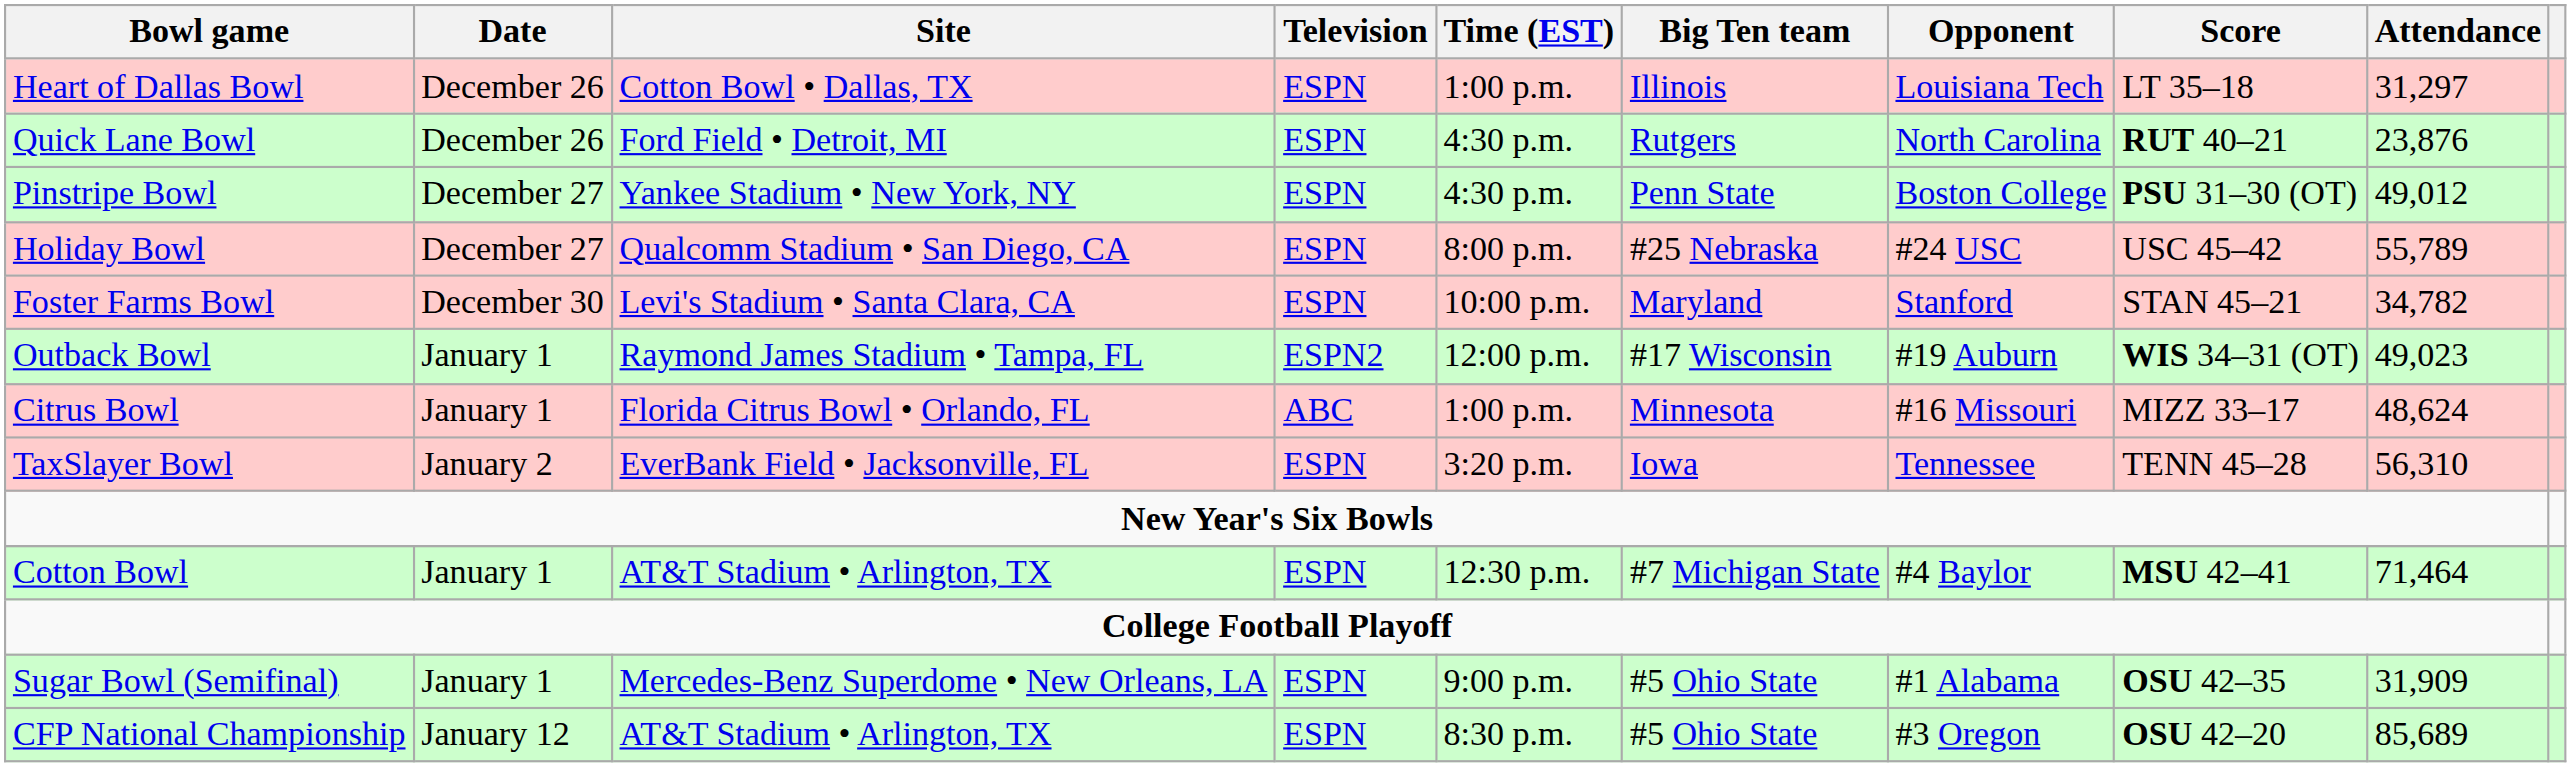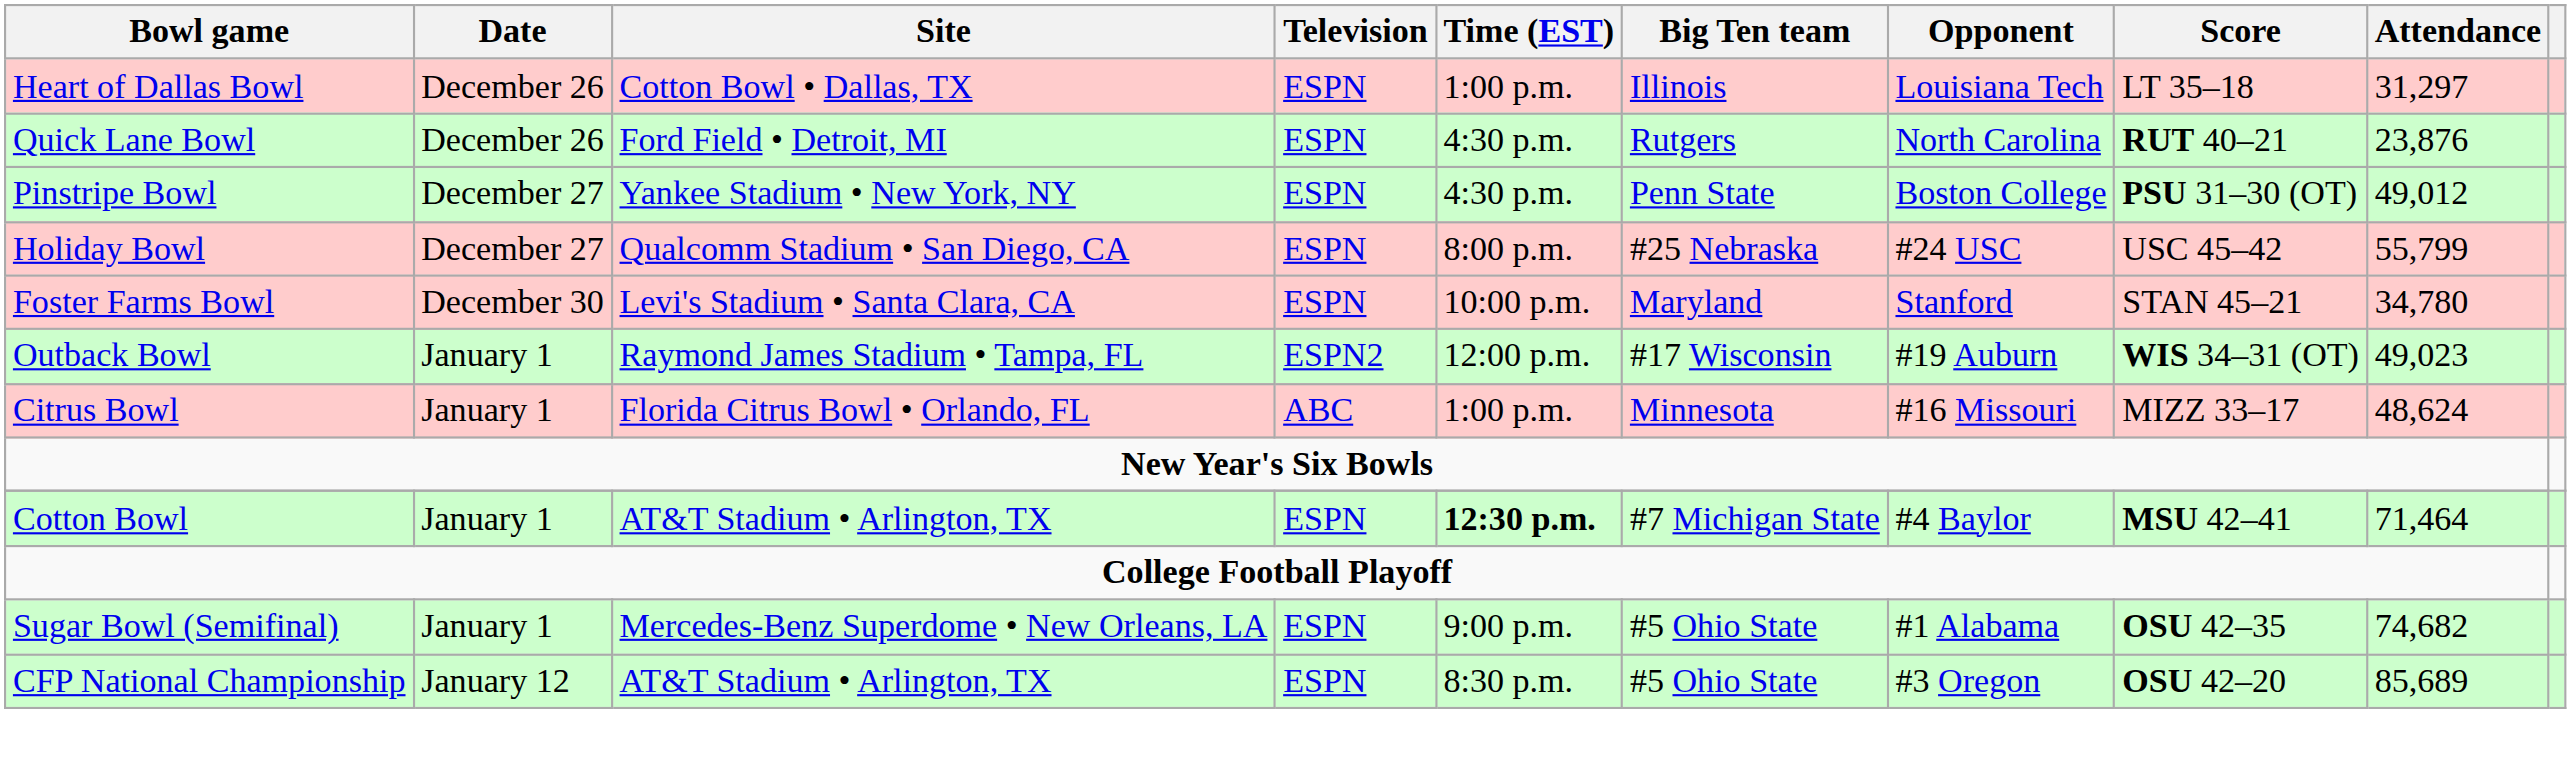(2422, 247) 55,789 -> (2422, 247) 55,799
(2422, 301) 34,782 -> (2422, 301) 34,780
- row: (123, 463)
(1517, 572) normal -> (1520, 517) bold
(2422, 680) 31,909 -> (2422, 626) 74,682
